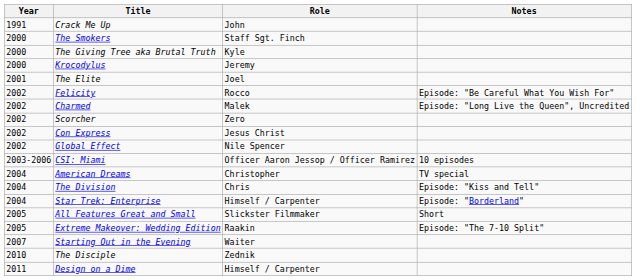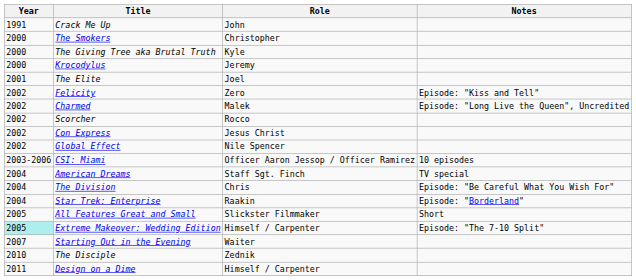(265, 38) Staff Sgt. Finch -> (252, 38) Christopher
(237, 92) Rocco -> (235, 92) Zero
(517, 92) Episode: "Be Careful What You Wish For" -> (479, 92) Episode: "Kiss and Tell"
(235, 120) Zero -> (237, 120) Rocco
(252, 174) Christopher -> (265, 174) Staff Sgt. Finch
(479, 187) Episode: "Kiss and Tell" -> (517, 187) Episode: "Be Careful What You Wish For"
(272, 201) Himself / Carpenter -> (240, 201) Raakin
(16, 228) no background -> (16, 228) paleturquoise background
(240, 228) Raakin -> (272, 228) Himself / Carpenter
